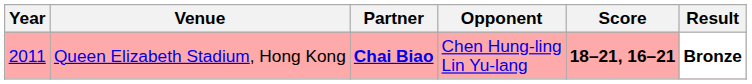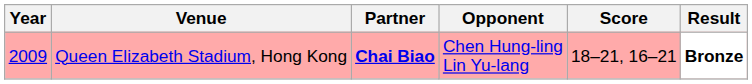(27, 56) 2011 -> (28, 56) 2009
(623, 56) bold -> (624, 56) normal
